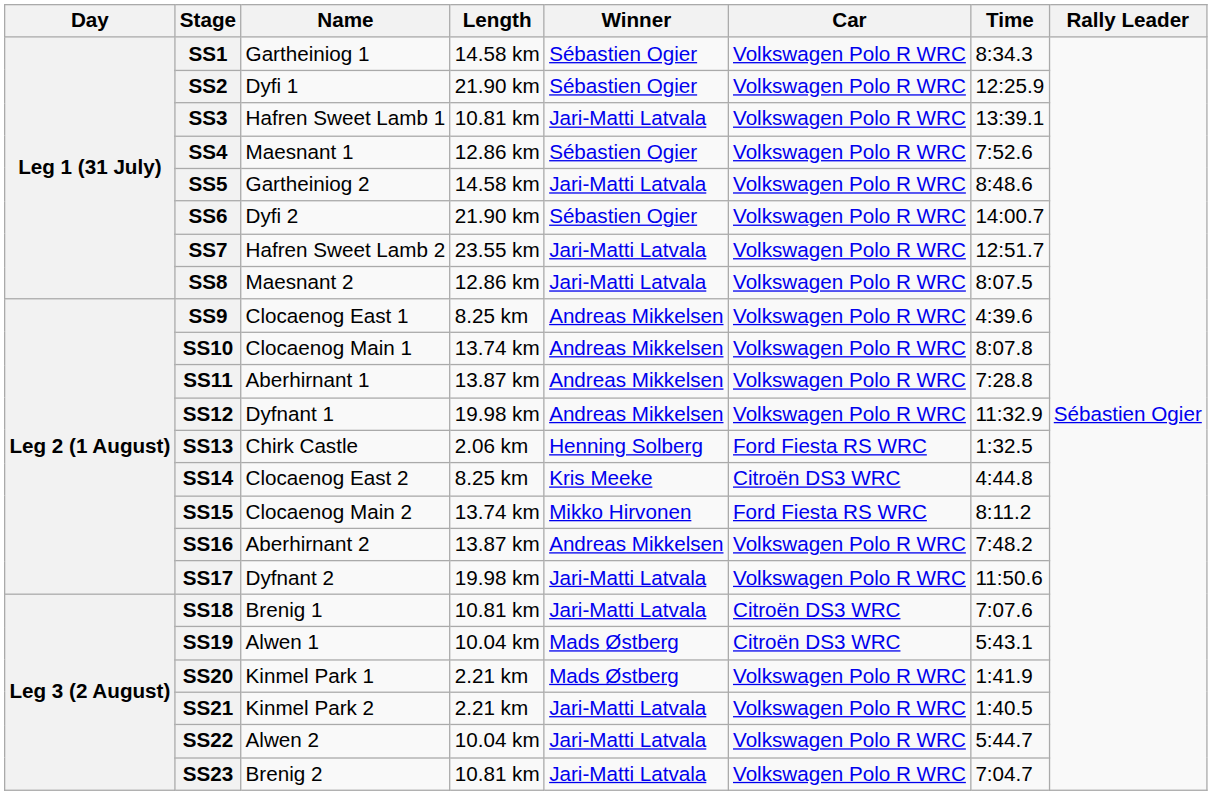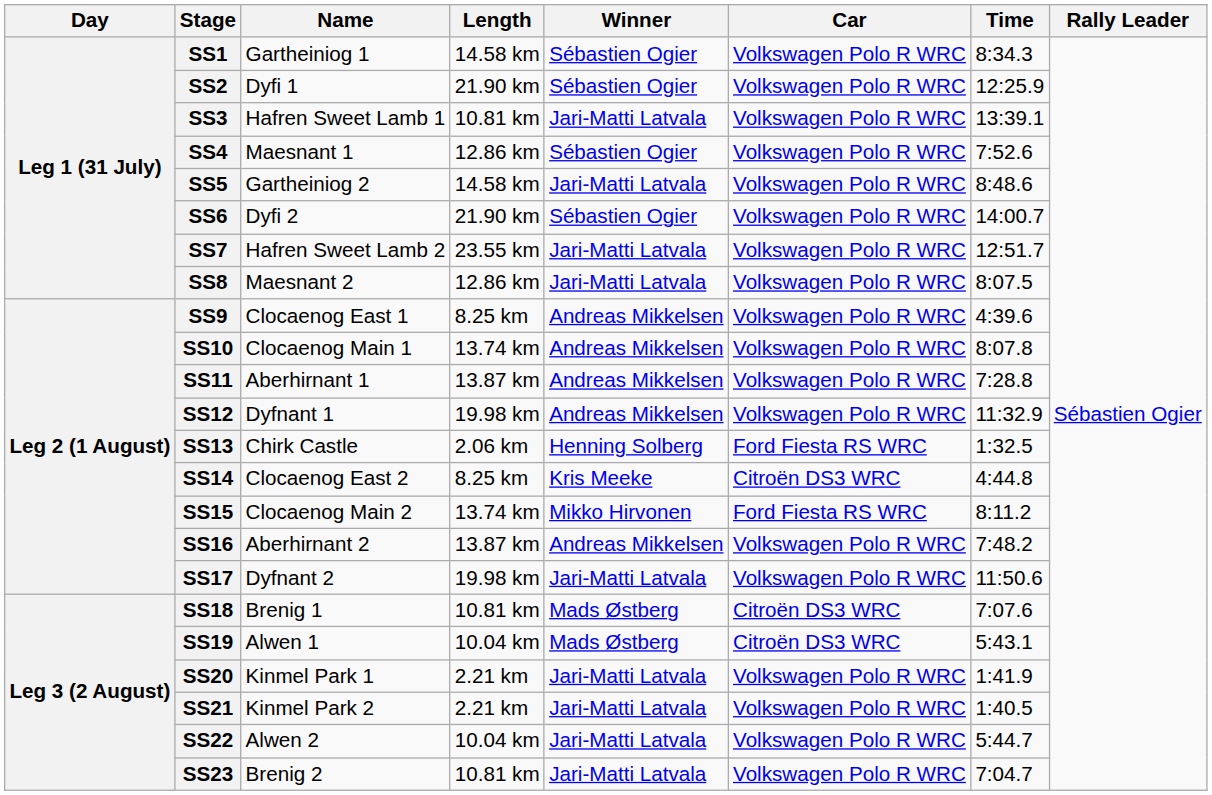(628, 610) Jari-Matti Latvala -> (614, 610) Mads Østberg
(614, 675) Mads Østberg -> (628, 675) Jari-Matti Latvala
